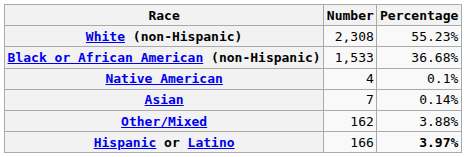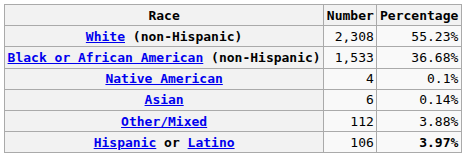(370, 100) 7 -> (370, 100) 6
(362, 121) 162 -> (362, 121) 112
(362, 142) 166 -> (362, 142) 106
